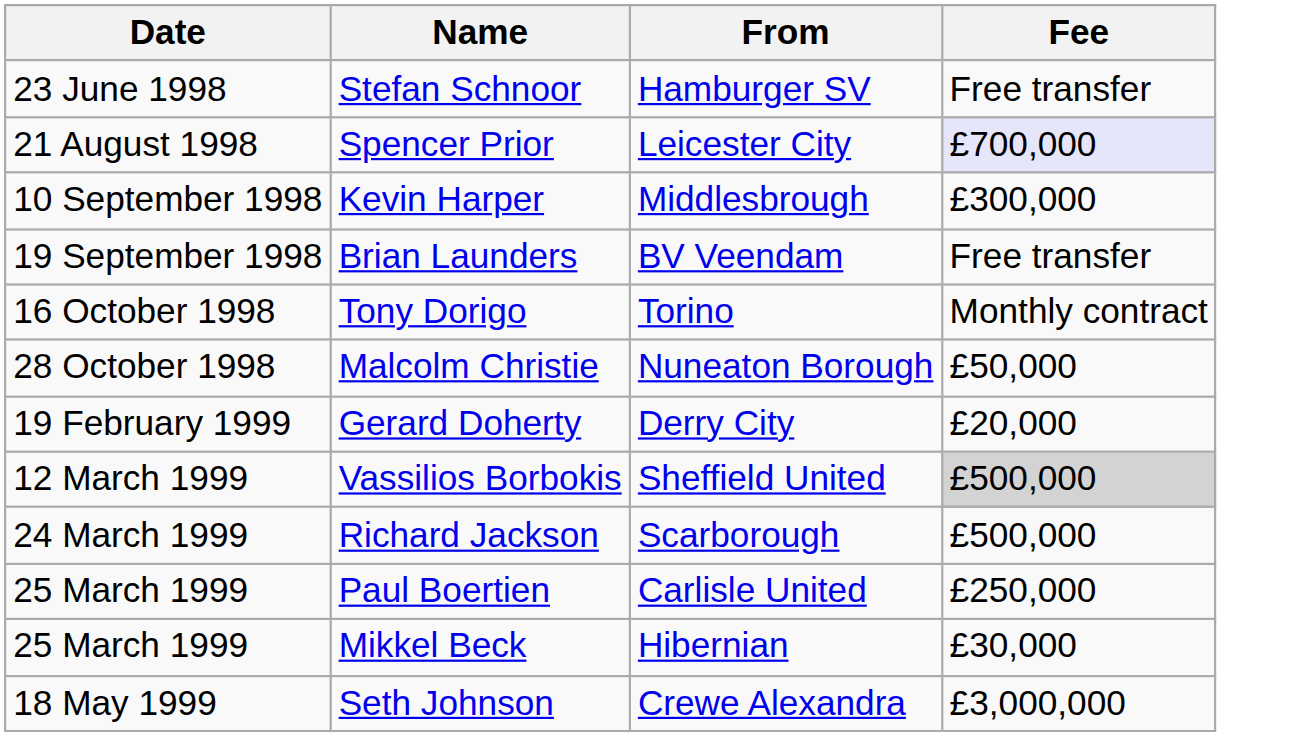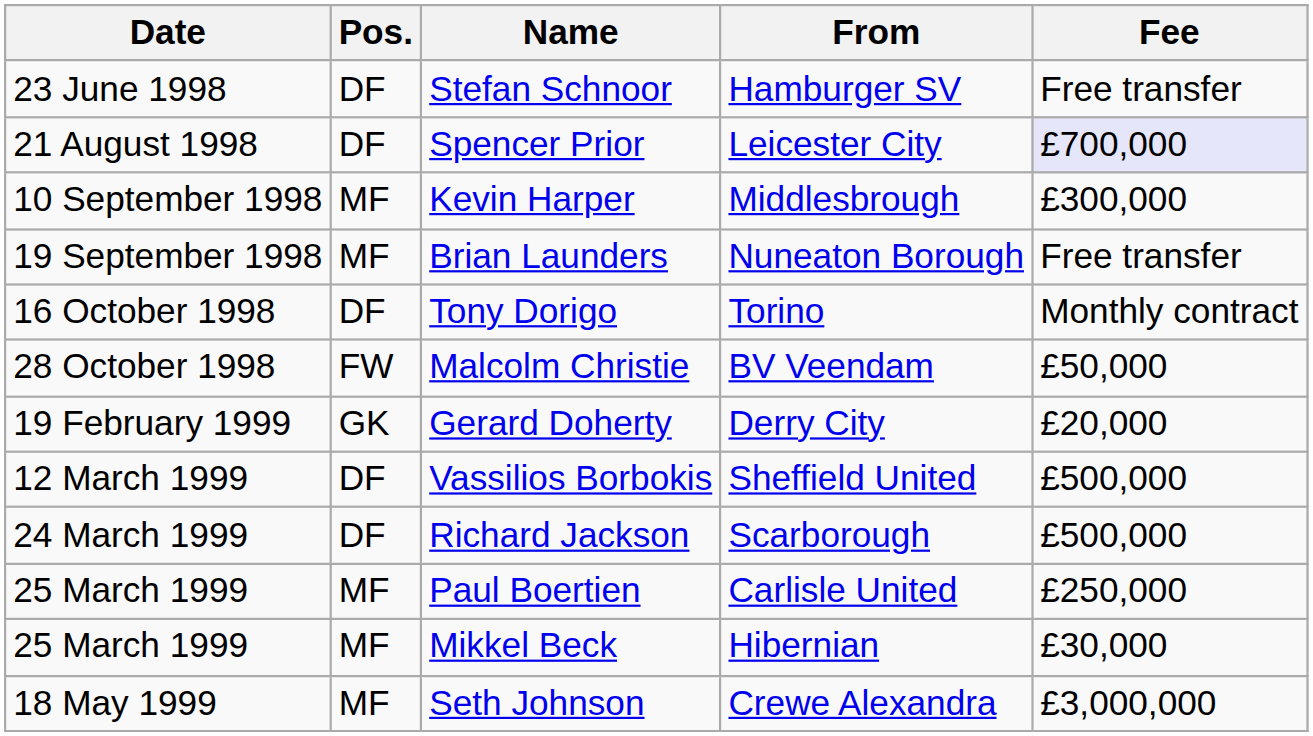+ column: (376, 32)
(741, 255) BV Veendam -> (876, 255) Nuneaton Borough
(786, 367) Nuneaton Borough -> (831, 367) BV Veendam
(1023, 479) lightgrey background -> (1114, 479) no background
